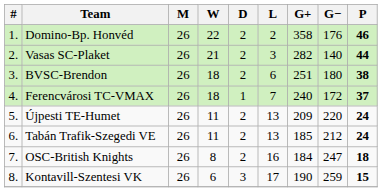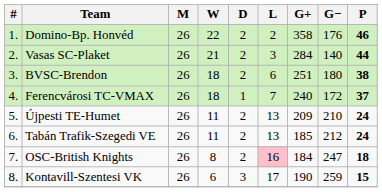(303, 55) 282 -> (303, 55) 284
(333, 116) 220 -> (333, 116) 210
(273, 156) no background -> (273, 156) pink background
